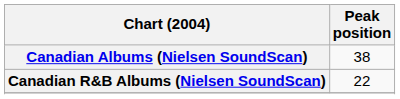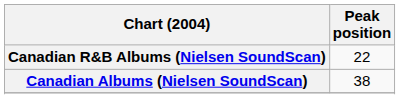rows swapped: (167, 57) <-> (167, 81)
